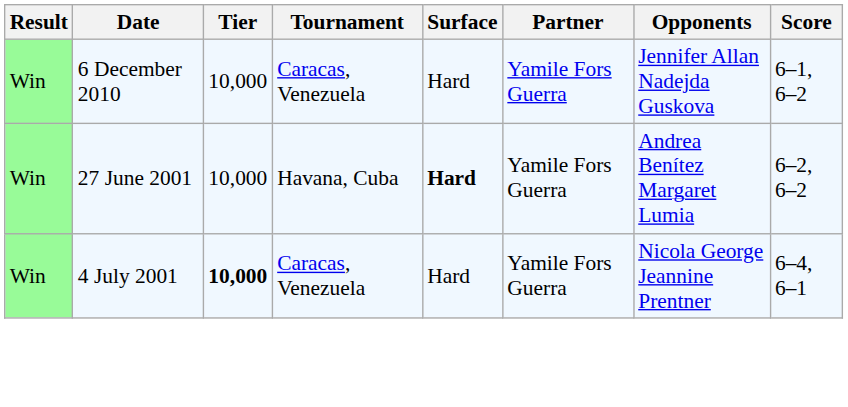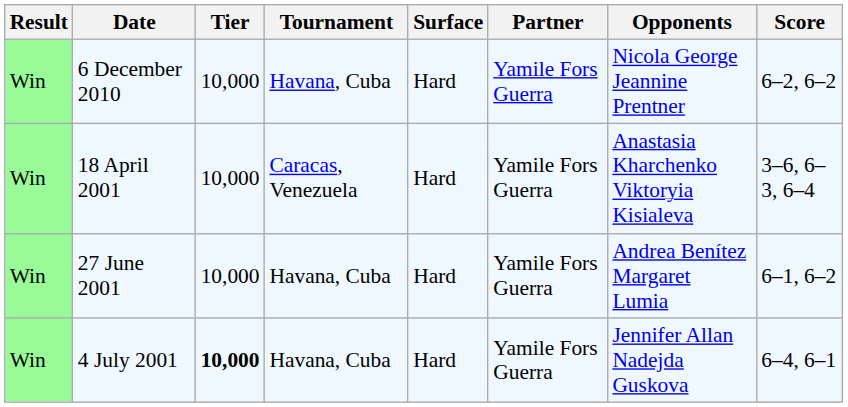(321, 80) Caracas, Venezuela -> (330, 80) Havana, Cuba
(699, 80) Jennifer Allan Nadejda Guskova -> (675, 80) Nicola George Jeannine Prentner
(794, 80) 6–1, 6–2 -> (799, 80) 6–2, 6–2
+ row: (113, 177)
(452, 177) bold -> (435, 274) normal
(794, 177) 6–2, 6–2 -> (799, 274) 6–1, 6–2
(321, 274) Caracas, Venezuela -> (330, 359) Havana, Cuba
(701, 274) Nicola George Jeannine Prentner -> (673, 359) Jennifer Allan Nadejda Guskova
